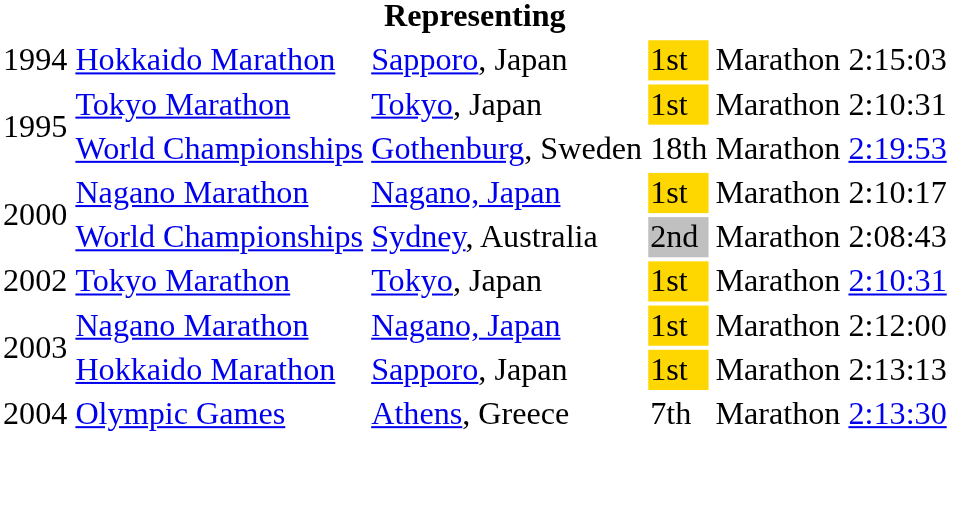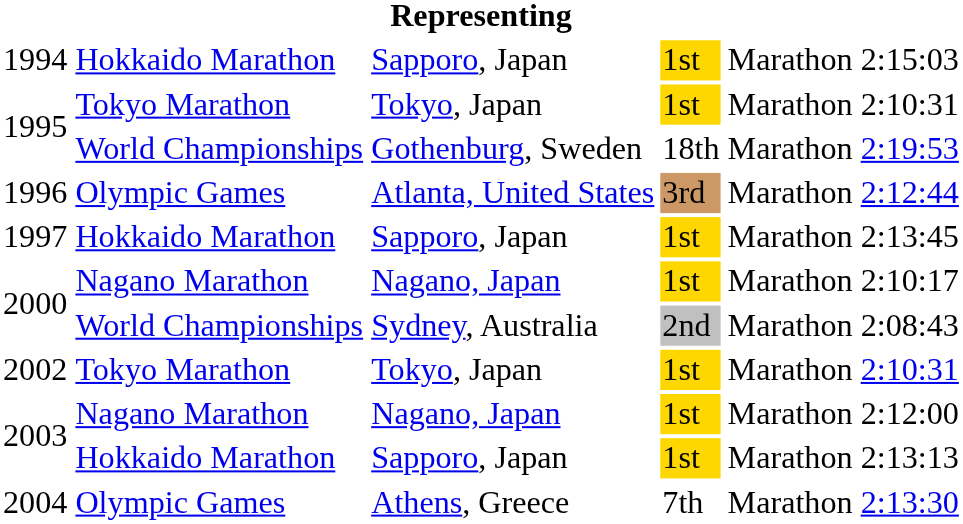+ row: (35, 192)
+ row: (35, 236)
